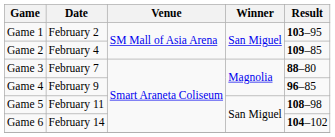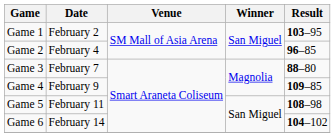(304, 50) 109–85 -> (301, 50) 96–85
(301, 86) 96–85 -> (304, 86) 109–85
